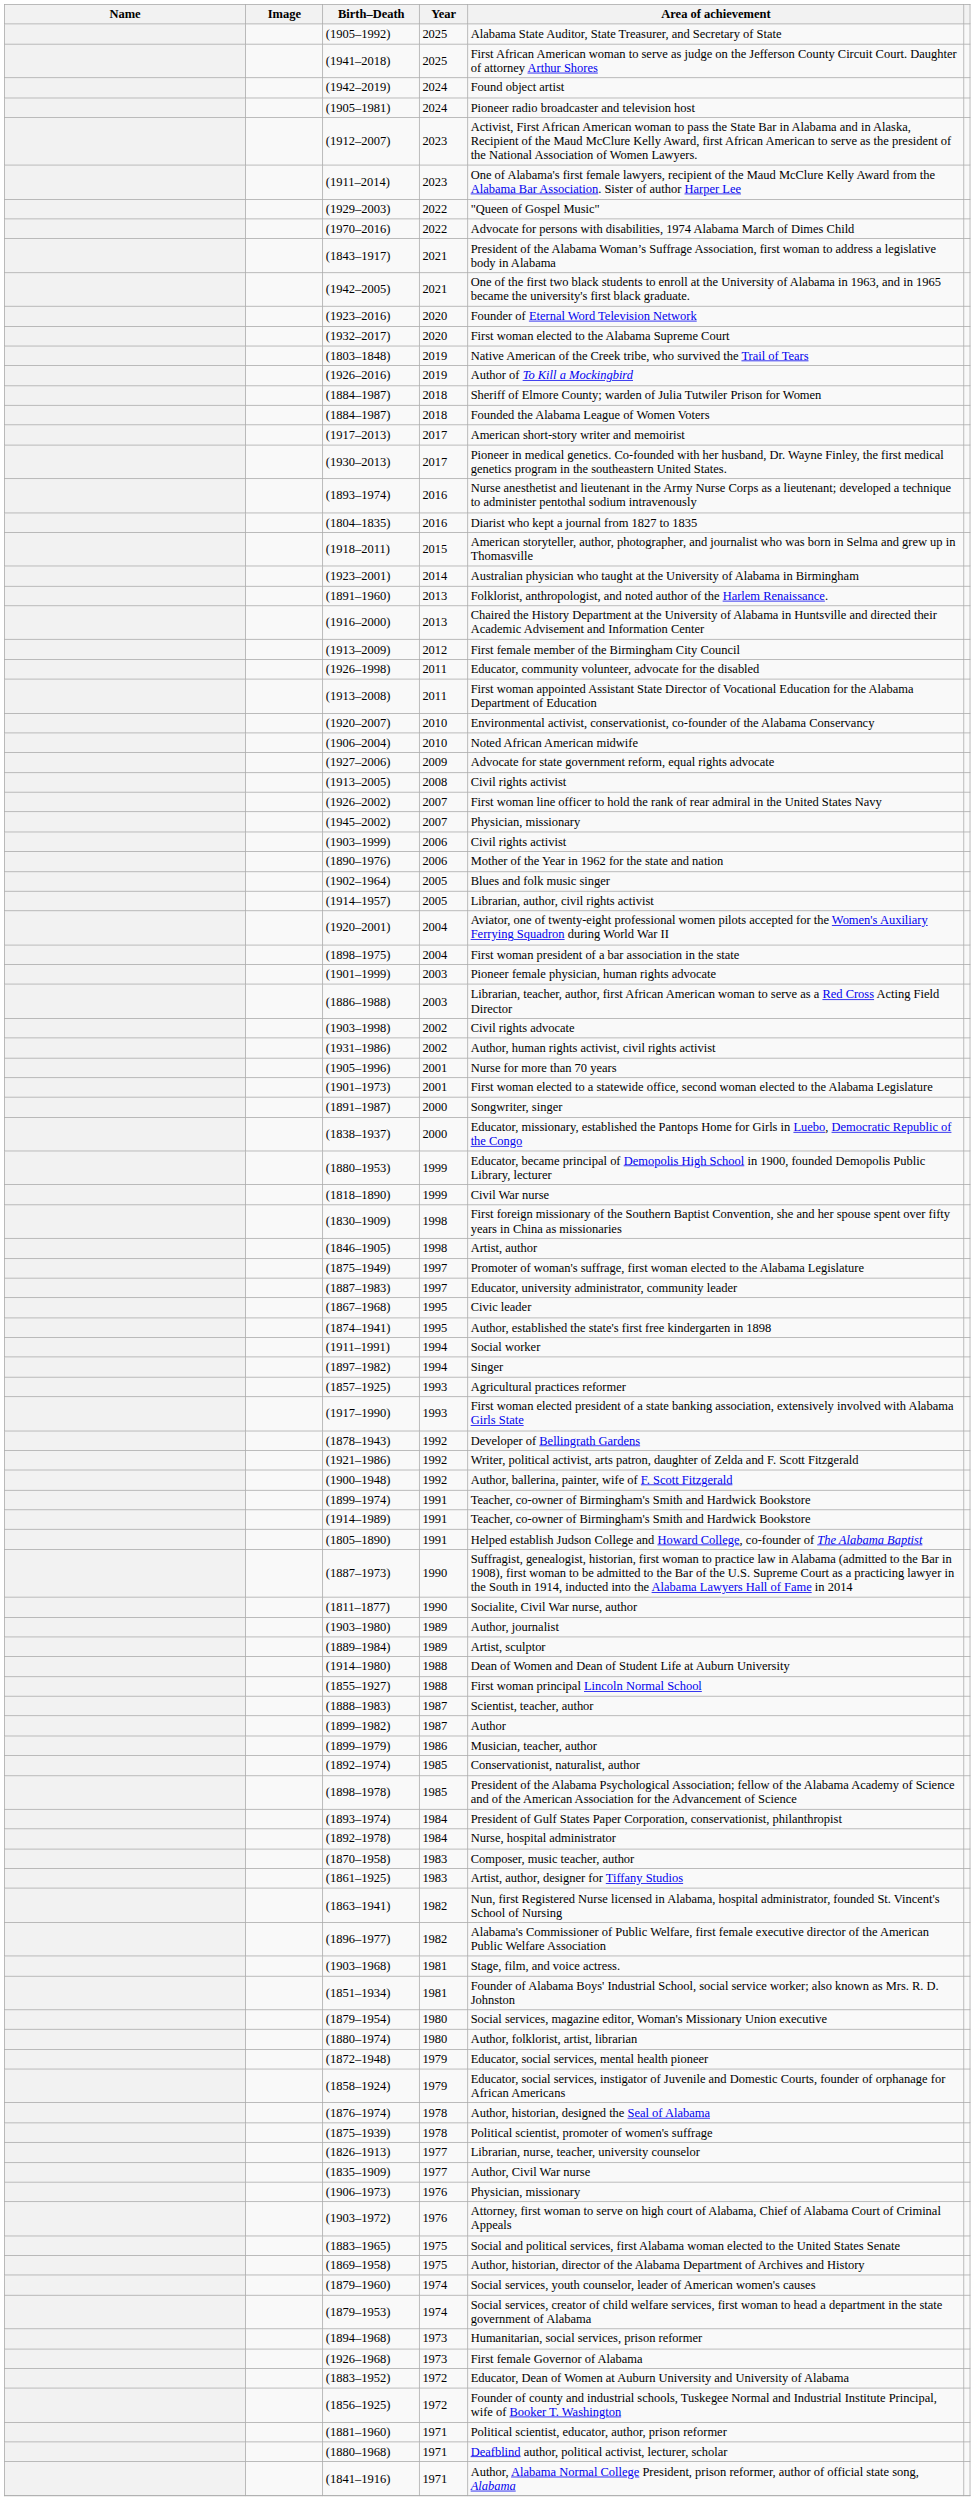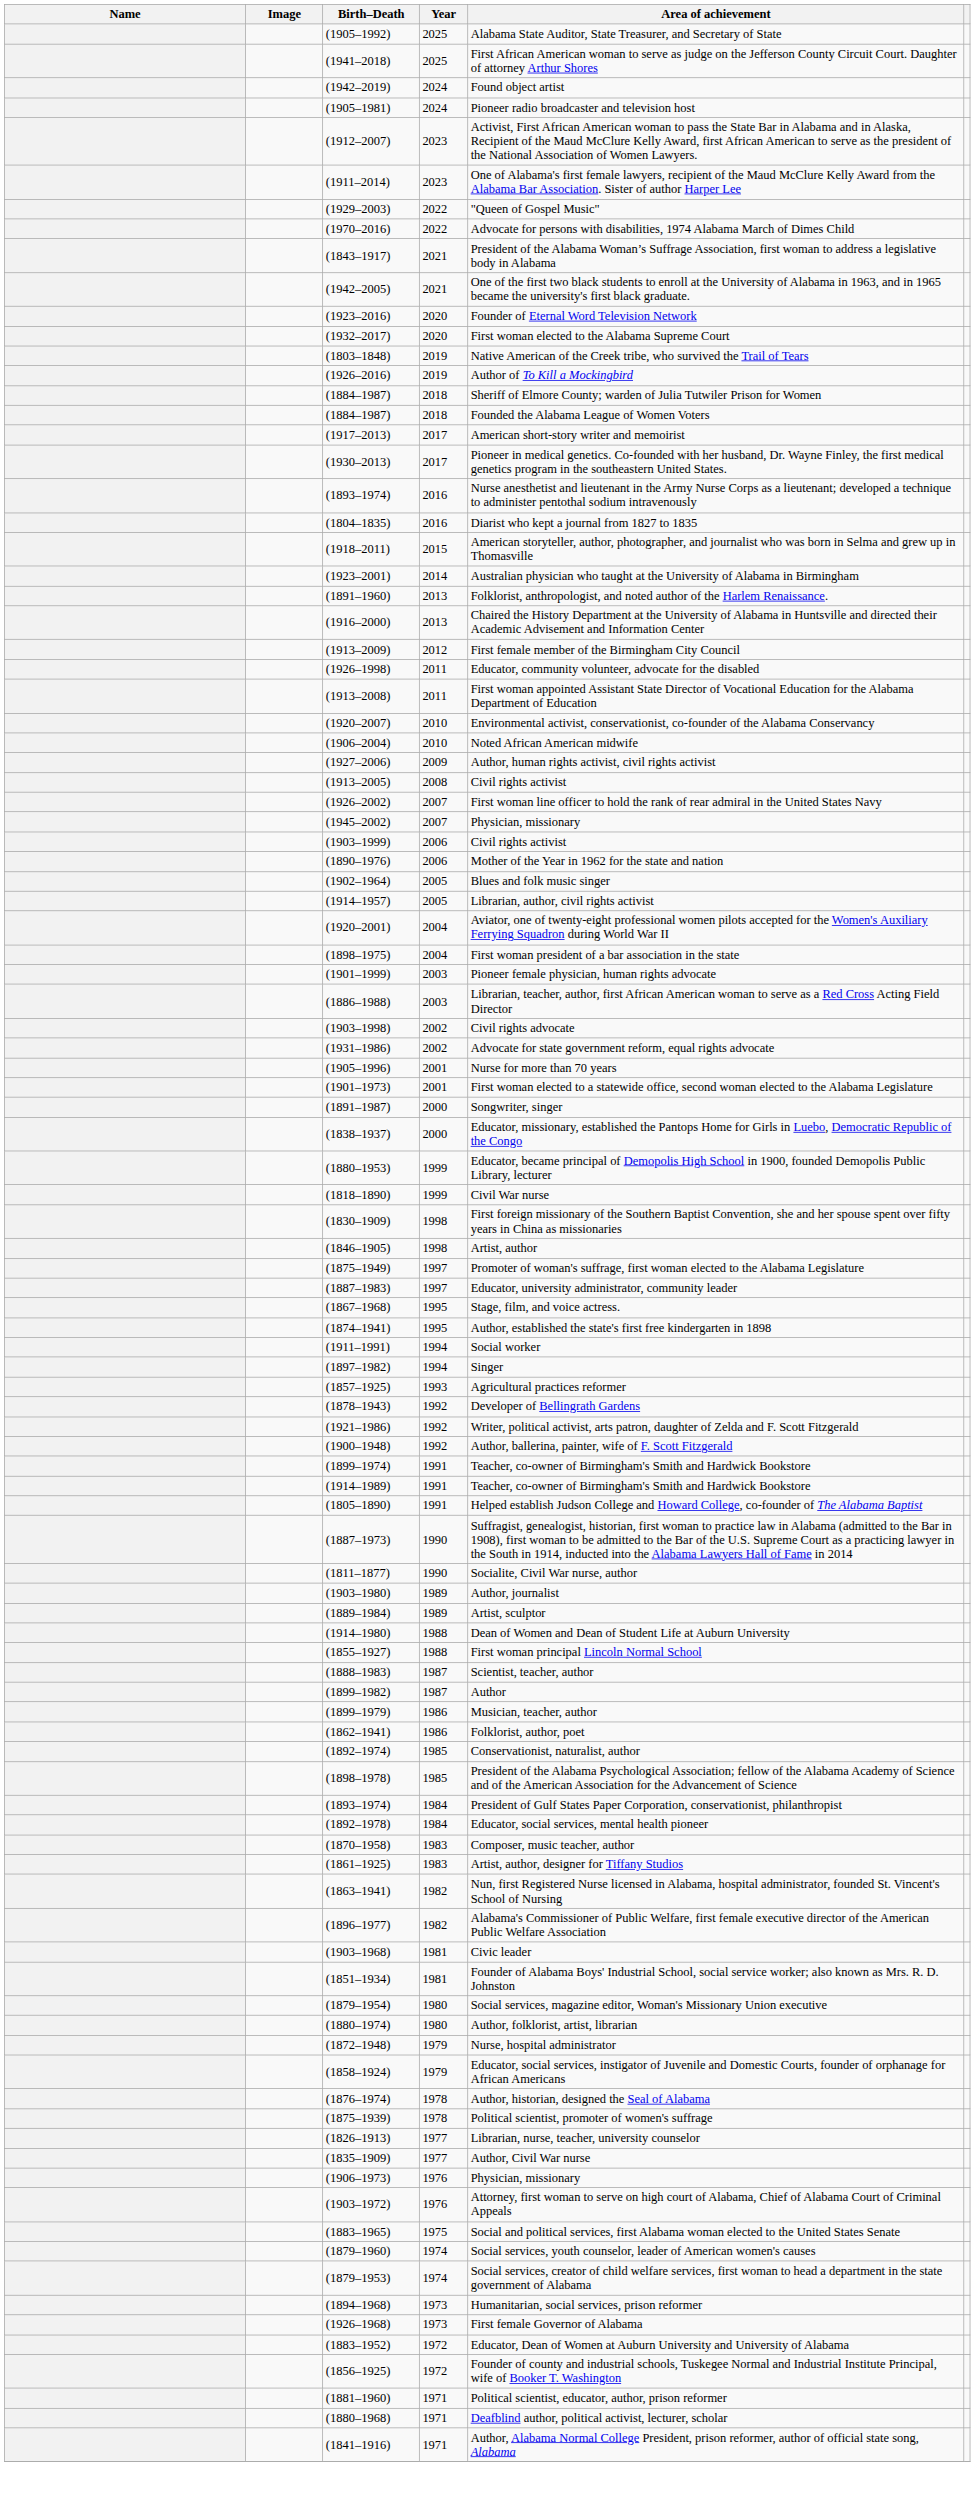(622, 762) Advocate for state government reform, equal rights advocate -> (593, 762) Author, human rights activist, civil rights activist
(593, 1047) Author, human rights activist, civil rights activist -> (622, 1047) Advocate for state government reform, equal rights advocate
(501, 1307) Civic leader -> (545, 1307) Stage, film, and voice actress.
- row: (358, 1413)
+ row: (358, 1731)
(543, 1839) Nurse, hospital administrator -> (589, 1824) Educator, social services, mental health pioneer
(545, 1966) Stage, film, and voice actress. -> (501, 1952) Civic leader
(589, 2059) Educator, social services, mental health pioneer -> (543, 2045) Nurse, hospital administrator
- row: (358, 2265)
